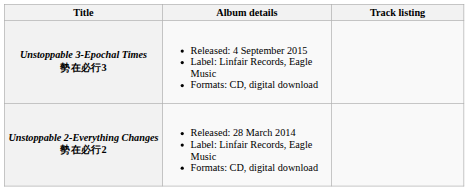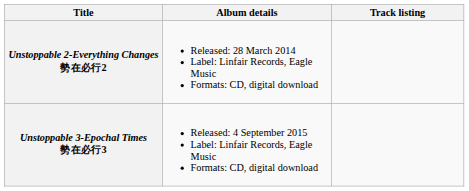rows swapped: (83, 144) <-> (83, 61)
